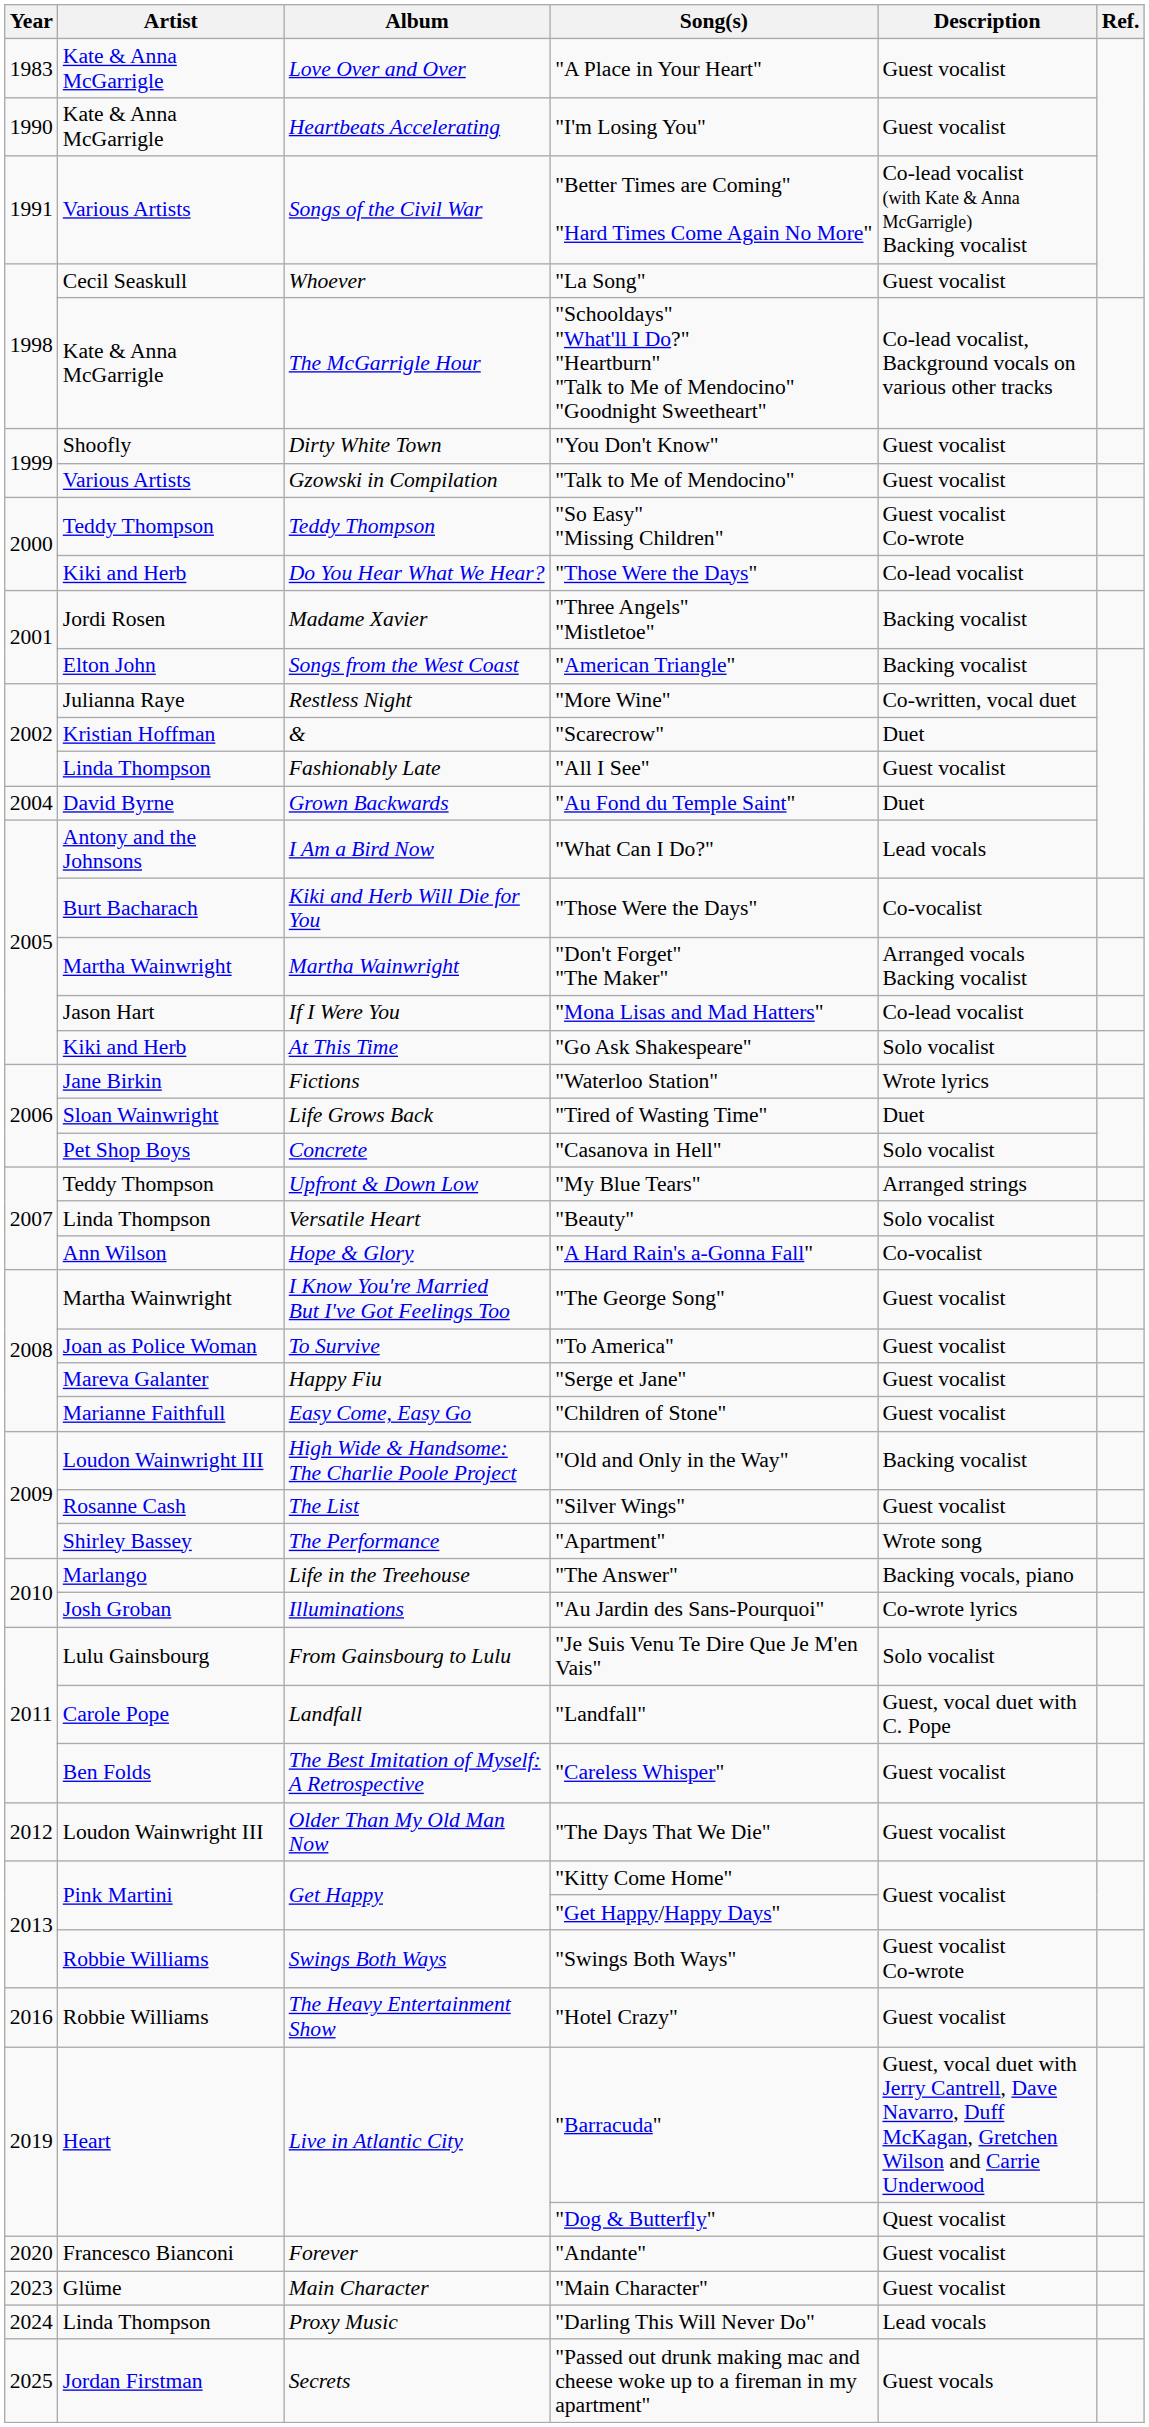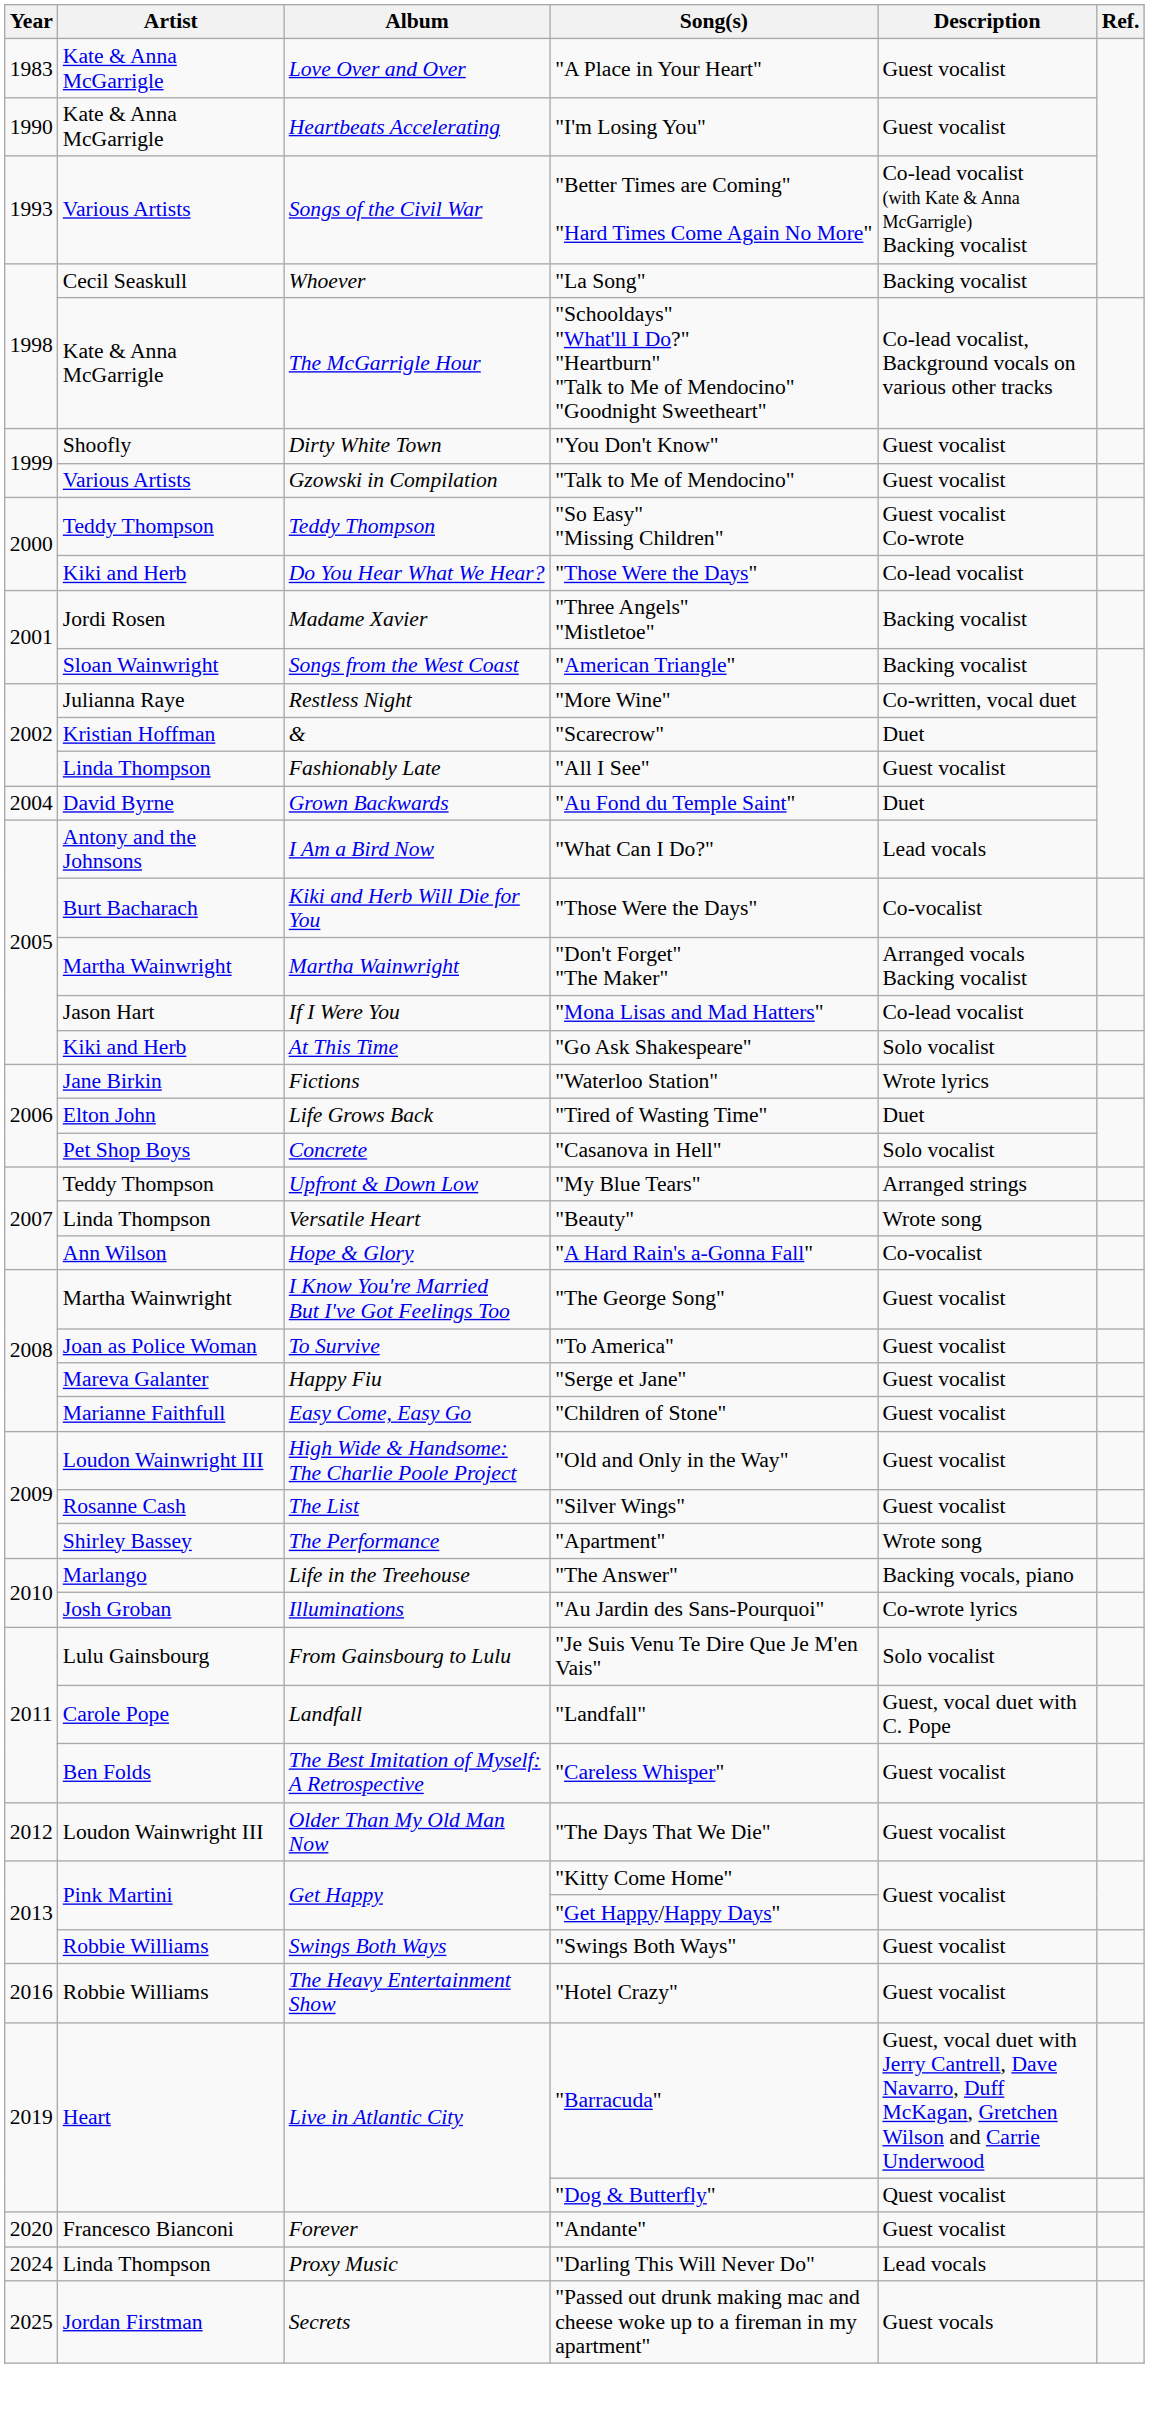(31, 209) 1991 -> (31, 209) 1993
(944, 280) Guest vocalist -> (955, 280) Backing vocalist
(109, 665) Elton John -> (141, 665) Sloan Wainwright
(141, 1115) Sloan Wainwright -> (109, 1115) Elton John
(939, 1218) Solo vocalist -> (932, 1218) Wrote song
(955, 1460) Backing vocalist -> (944, 1460) Guest vocalist
(944, 1958) Guest vocalist Co-wrote -> (944, 1946) Guest vocalist
- row: (359, 2287)
